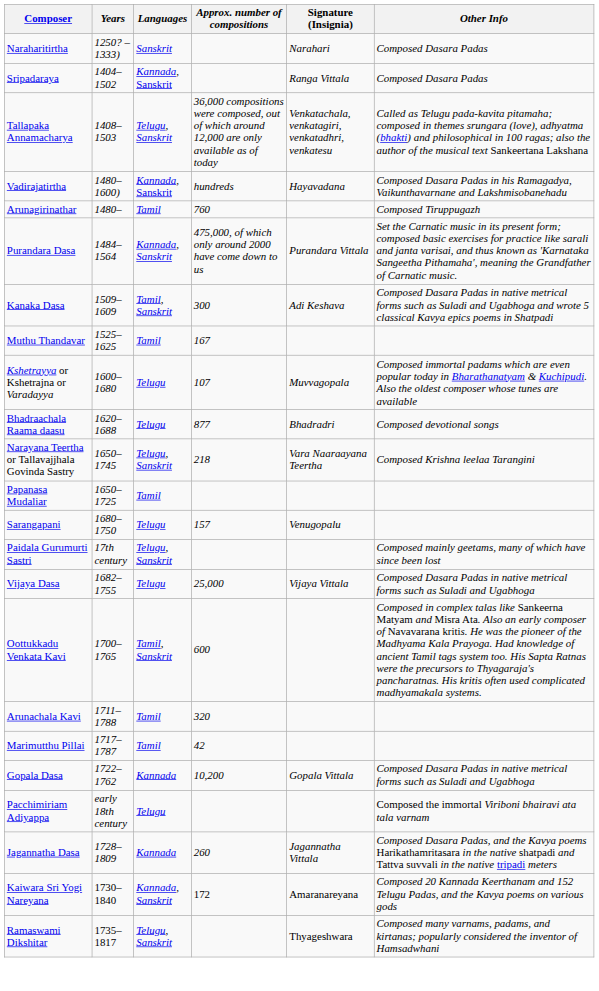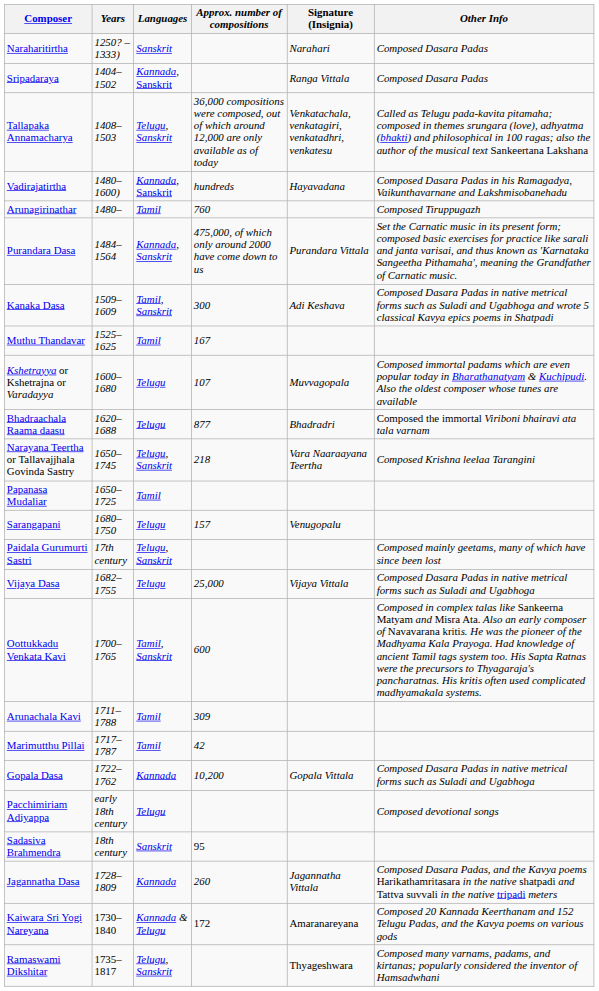(438, 424) Composed devotional songs -> (476, 424) Composed the immortal Viriboni bhairavi ata tala varnam
(202, 716) 320 -> (202, 716) 309
(476, 811) Composed the immortal Viriboni bhairavi ata tala varnam -> (438, 811) Composed devotional songs
+ row: (34, 846)
(158, 894) Kannada, Sanskrit -> (162, 924) Kannada & Telugu
